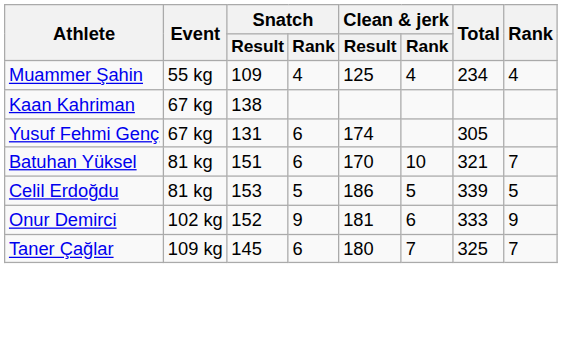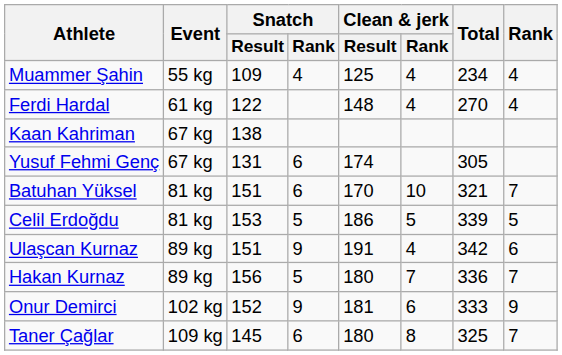+ row: (59, 105)
+ row: (73, 249)
+ row: (67, 278)
(411, 249) 7 -> (411, 336) 8
